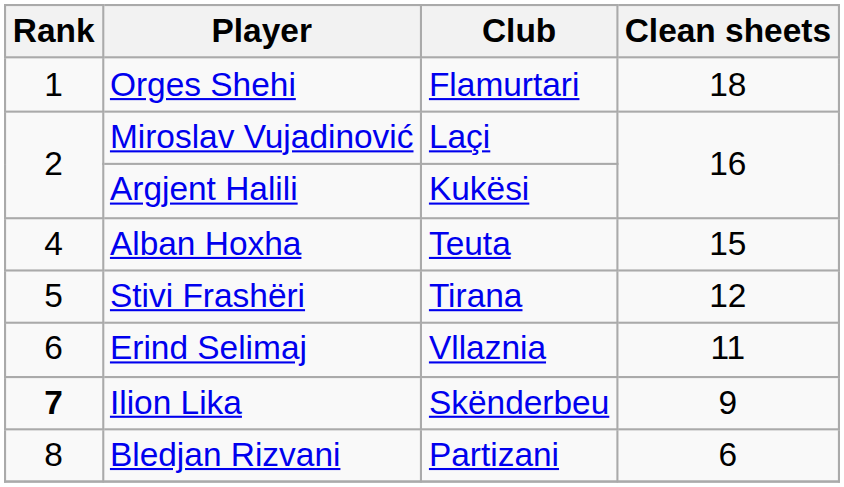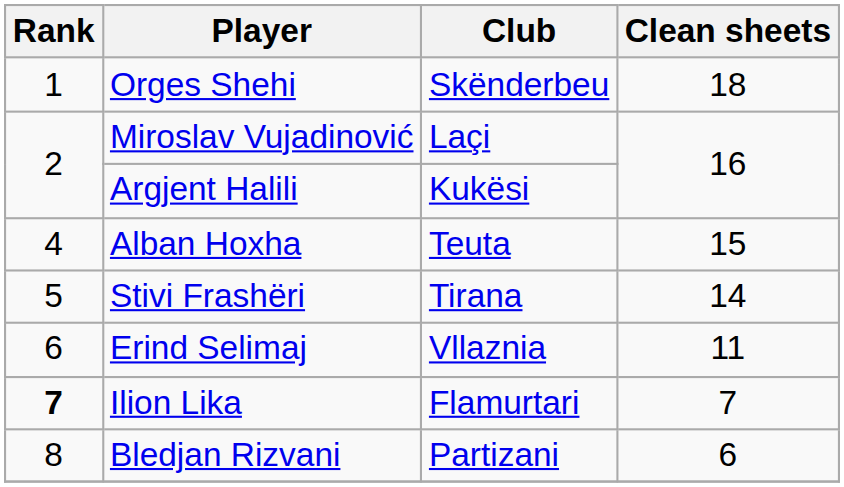(504, 84) Flamurtari -> (519, 84) Skënderbeu
(728, 296) 12 -> (728, 296) 14
(519, 402) Skënderbeu -> (504, 402) Flamurtari
(728, 402) 9 -> (728, 402) 7
